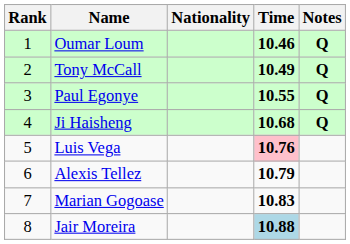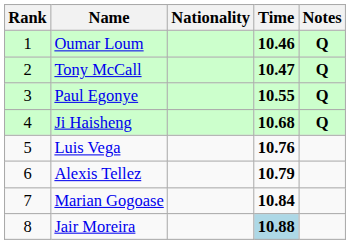(276, 69) 10.49 -> (276, 69) 10.47
(276, 148) pink background -> (276, 148) no background
(276, 200) 10.83 -> (276, 200) 10.84
